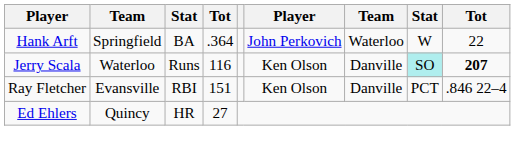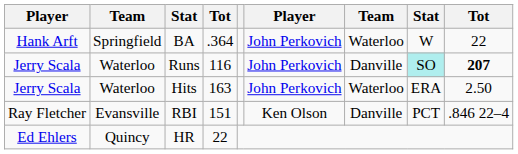(294, 64) Ken Olson -> (294, 64) John Perkovich
+ row: (184, 88)
(220, 112) 27 -> (220, 137) 22
